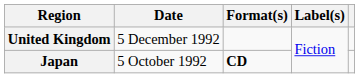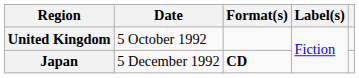(168, 38) 5 December 1992 -> (162, 38) 5 October 1992
(162, 61) 5 October 1992 -> (168, 61) 5 December 1992
